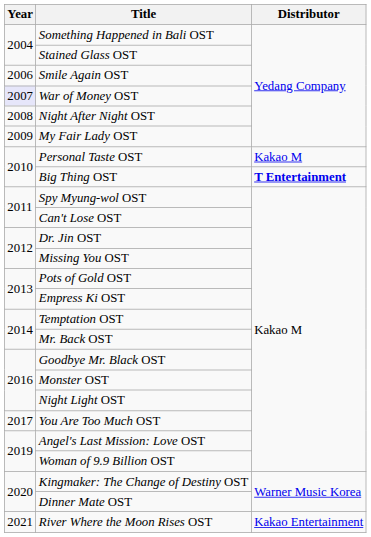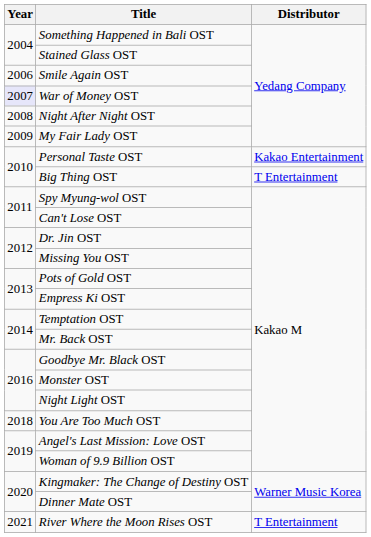(278, 156) Kakao M -> (309, 156) Kakao Entertainment
(300, 177) bold -> (296, 177) normal
(20, 420) 2017 -> (20, 420) 2018
(309, 522) Kakao Entertainment -> (296, 522) T Entertainment
